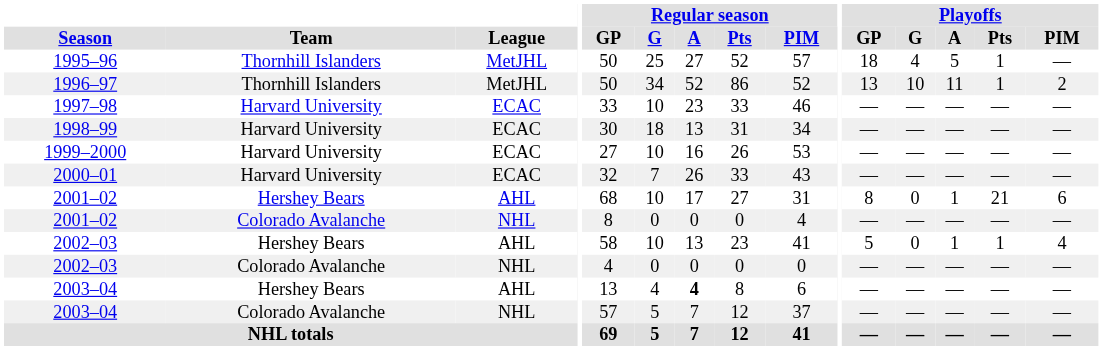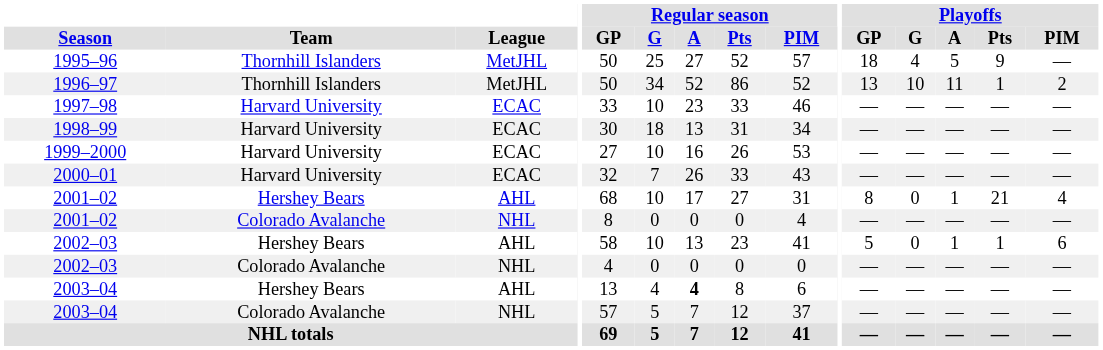(1000, 60) 1 -> (1000, 60) 9
(1062, 197) 6 -> (1062, 197) 4
(1062, 243) 4 -> (1062, 243) 6
